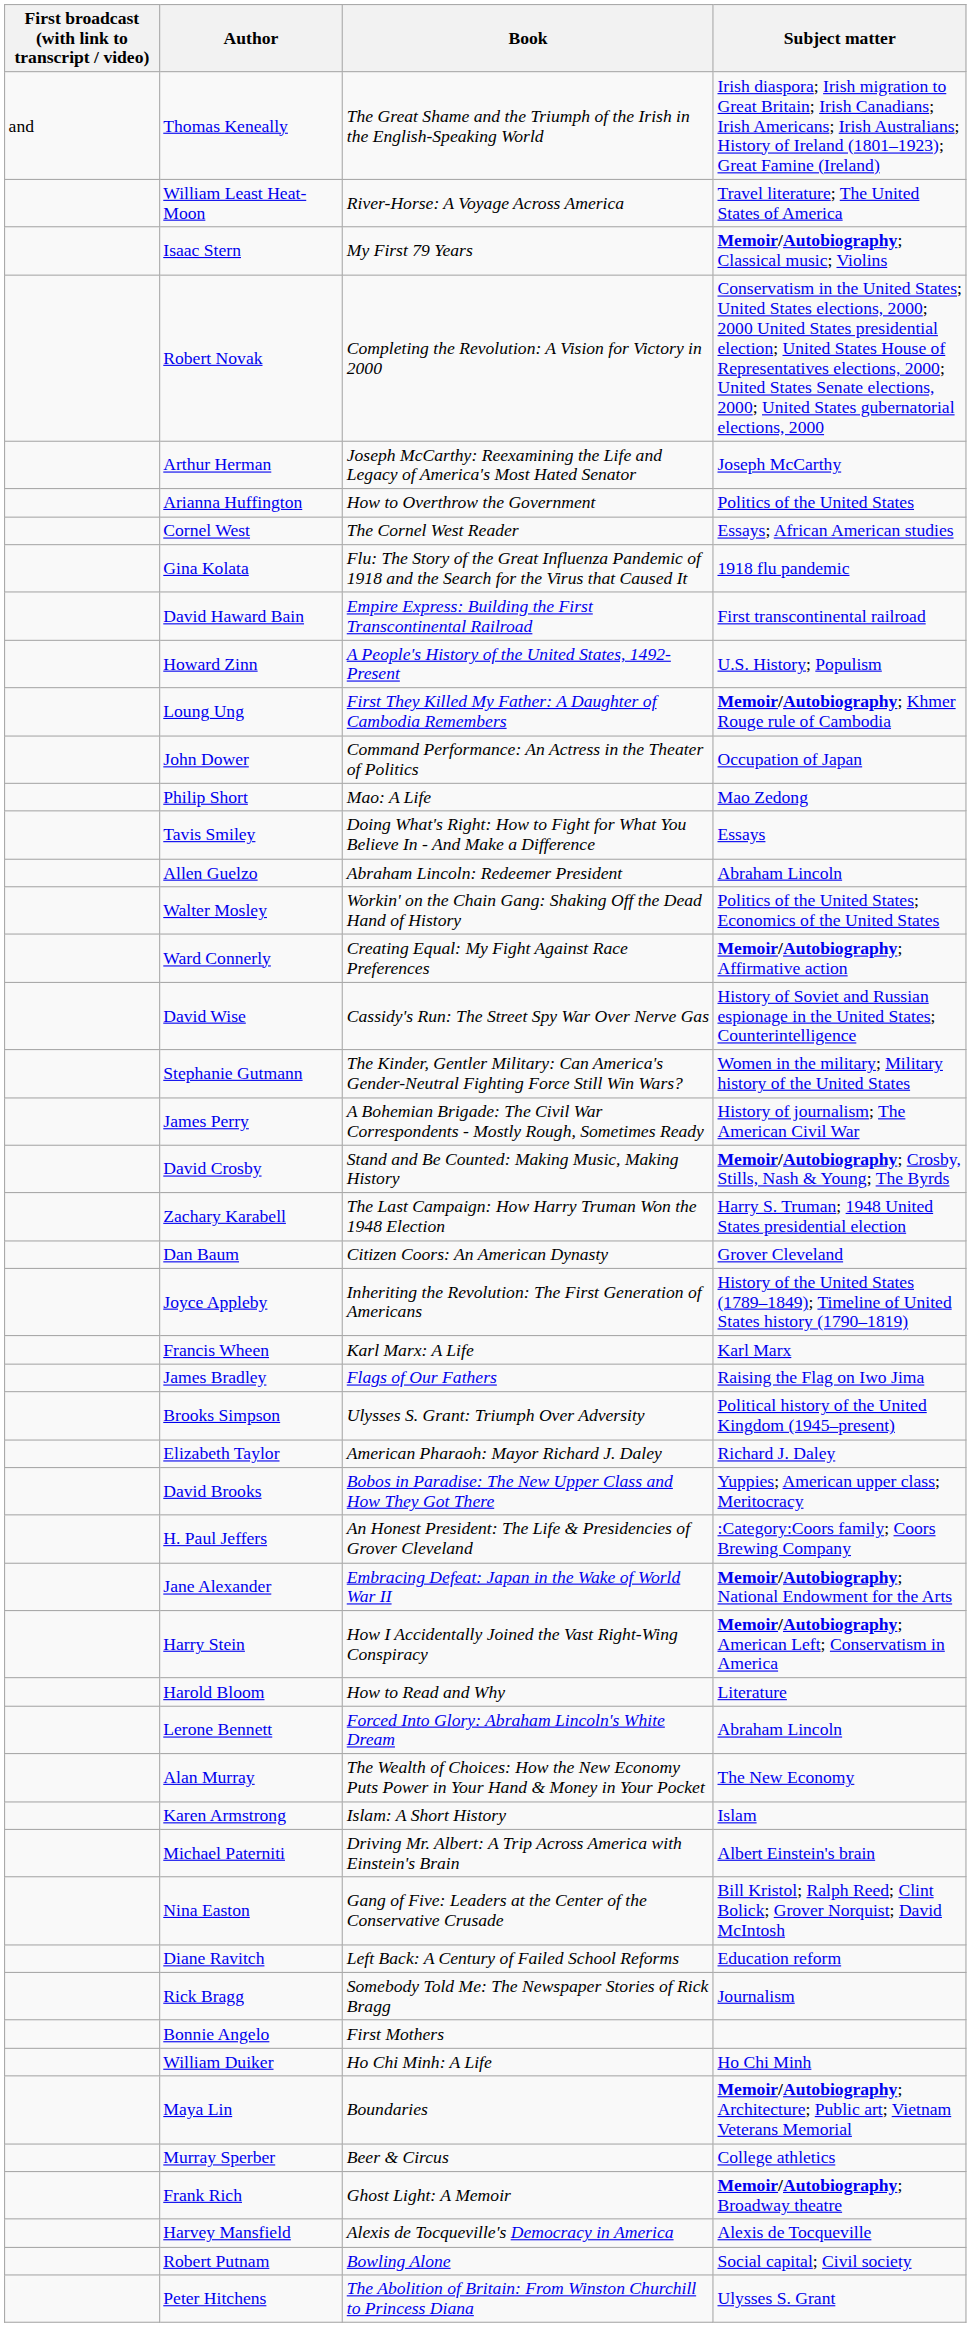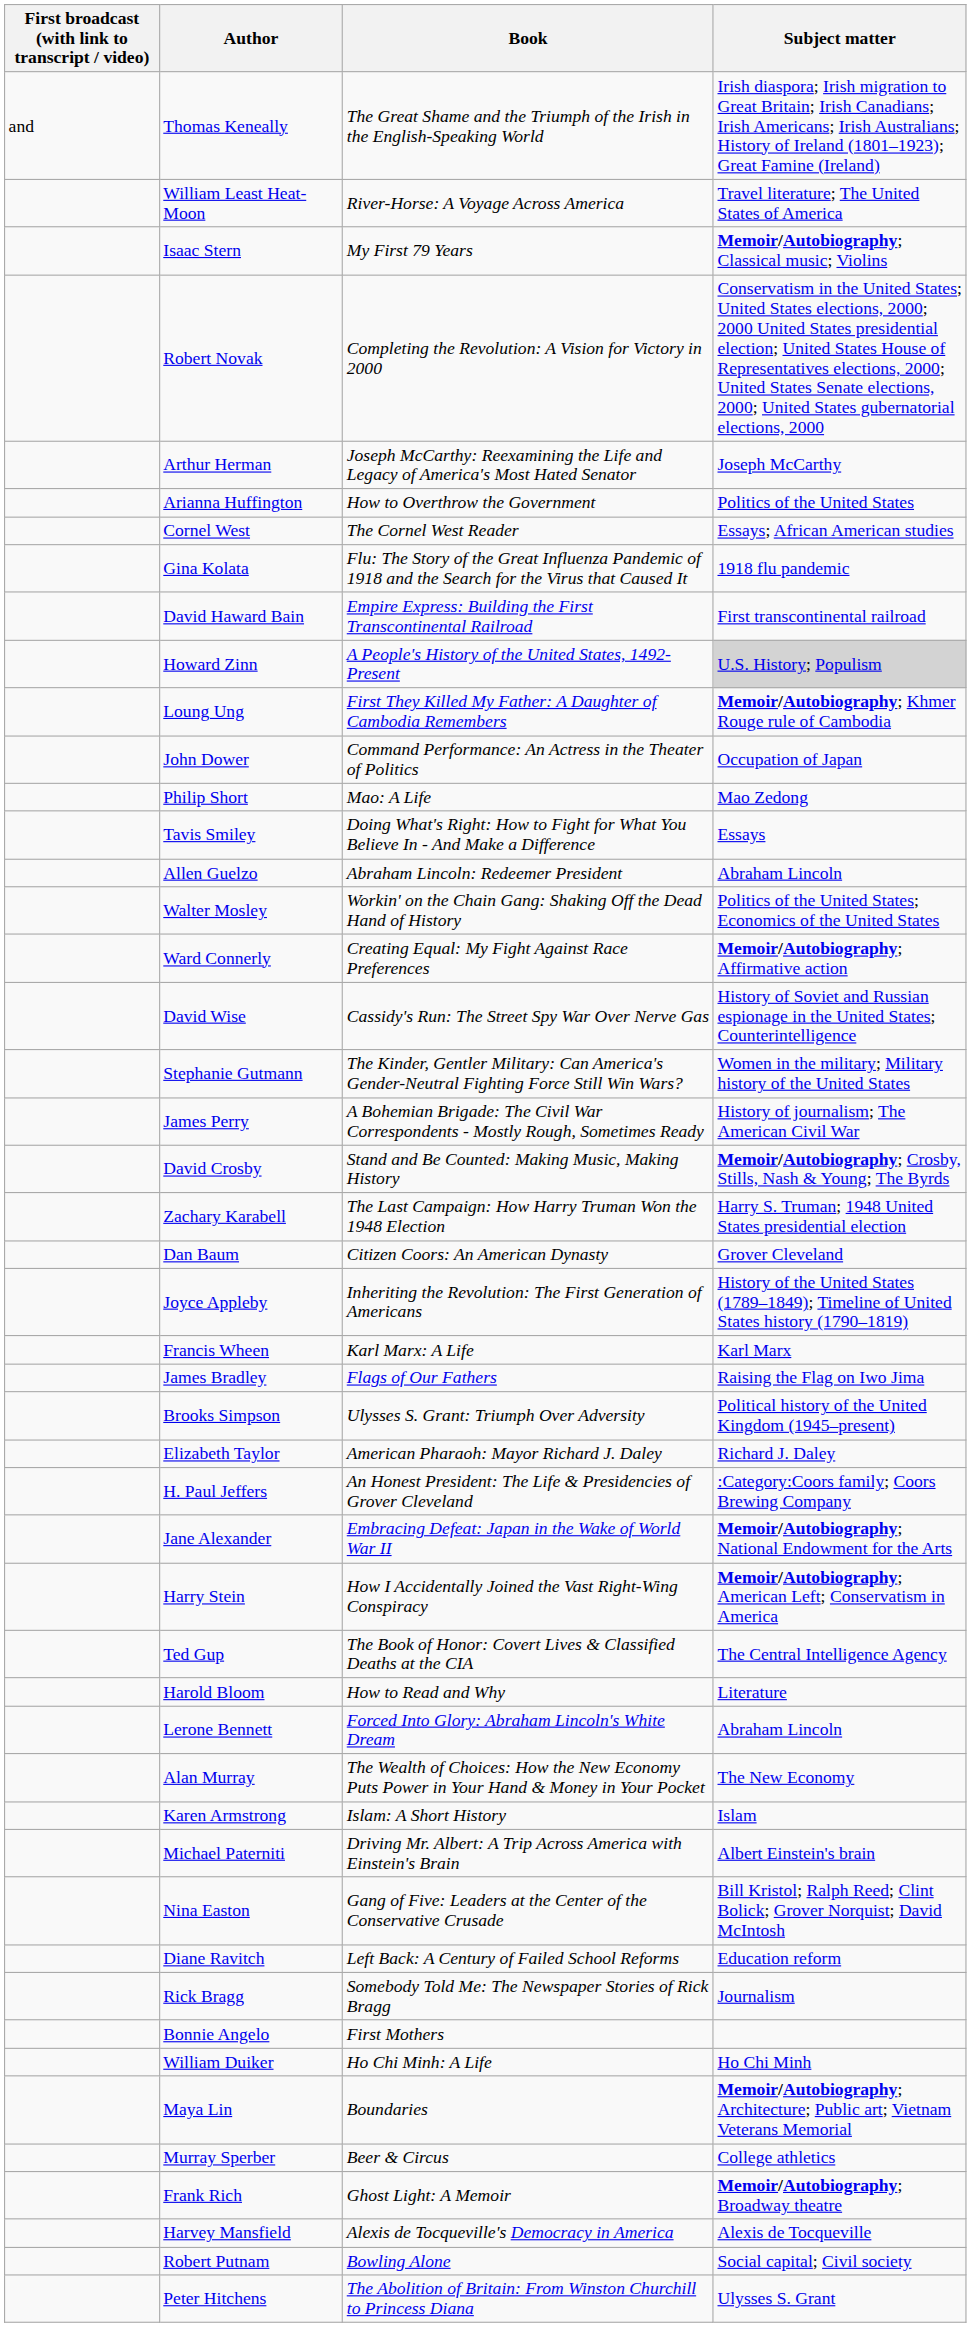(800, 663) no background -> (800, 663) lightgrey background
- row: (212, 1491)
+ row: (194, 1654)
